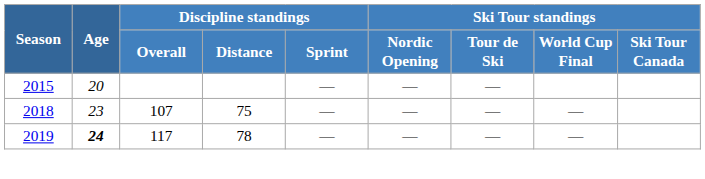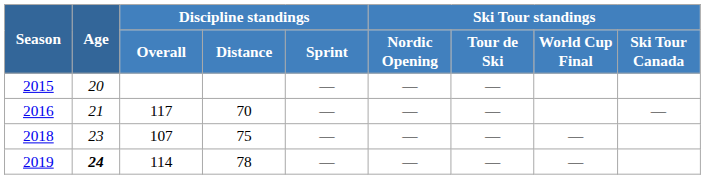+ row: (38, 111)
(161, 136) 117 -> (161, 162) 114
